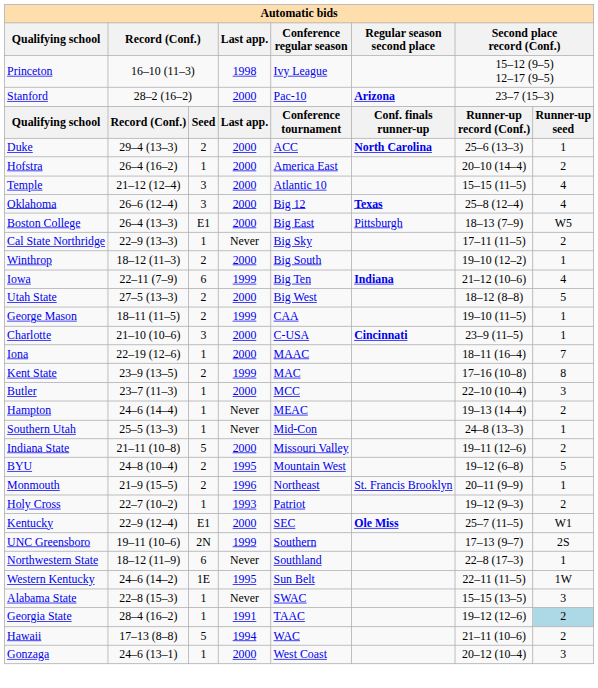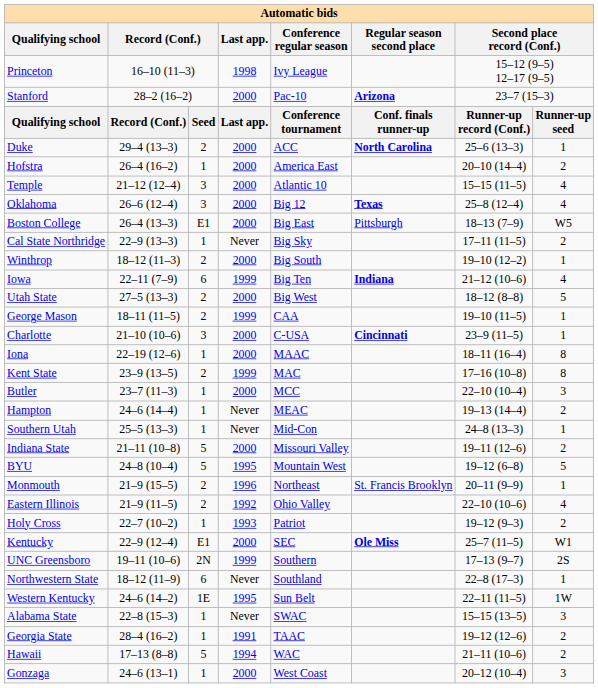(563, 354) 7 -> (563, 354) 8
(203, 466) 2 -> (203, 466) 5
+ row: (43, 504)
(563, 617) lightblue background -> (563, 635) no background
